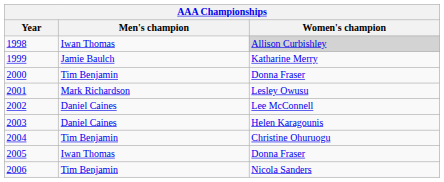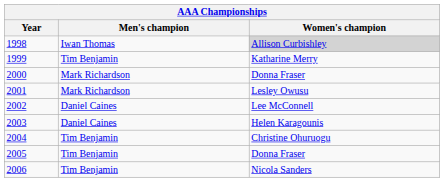(88, 59) Jamie Baulch -> (89, 59) Tim Benjamin
(89, 75) Tim Benjamin -> (95, 75) Mark Richardson
(88, 153) Iwan Thomas -> (89, 153) Tim Benjamin
